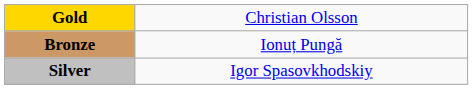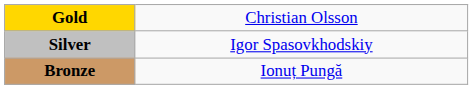rows swapped: (70, 71) <-> (70, 44)
